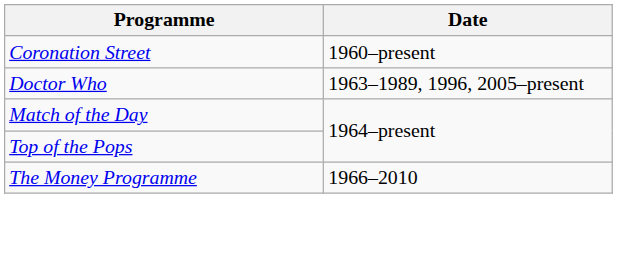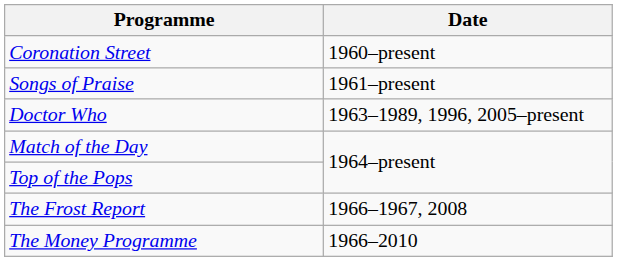+ row: (71, 83)
+ row: (77, 209)
